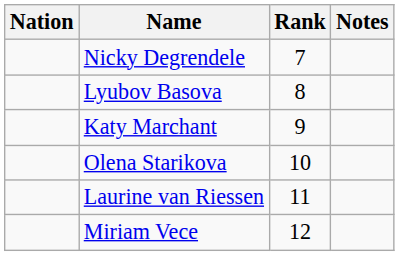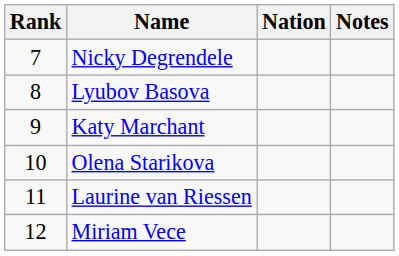columns swapped: (300, 22) <-> (42, 22)
